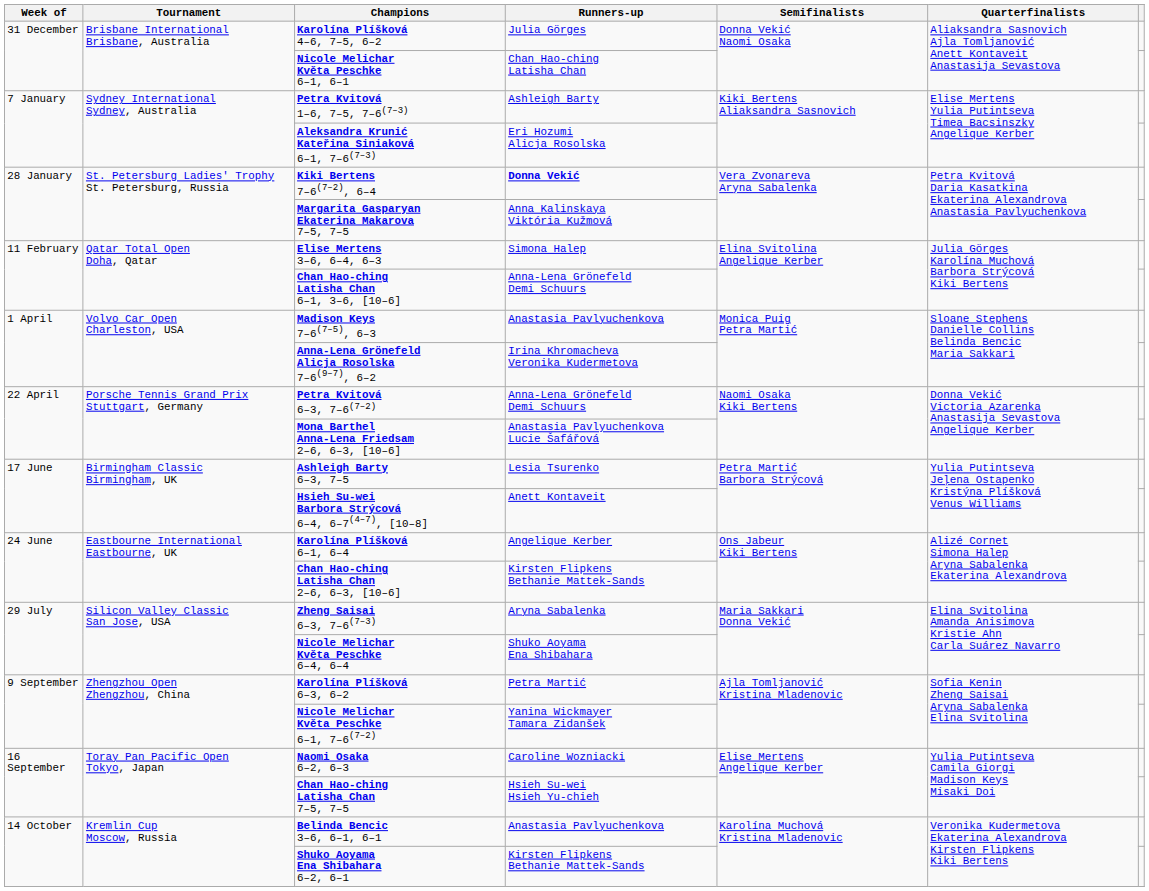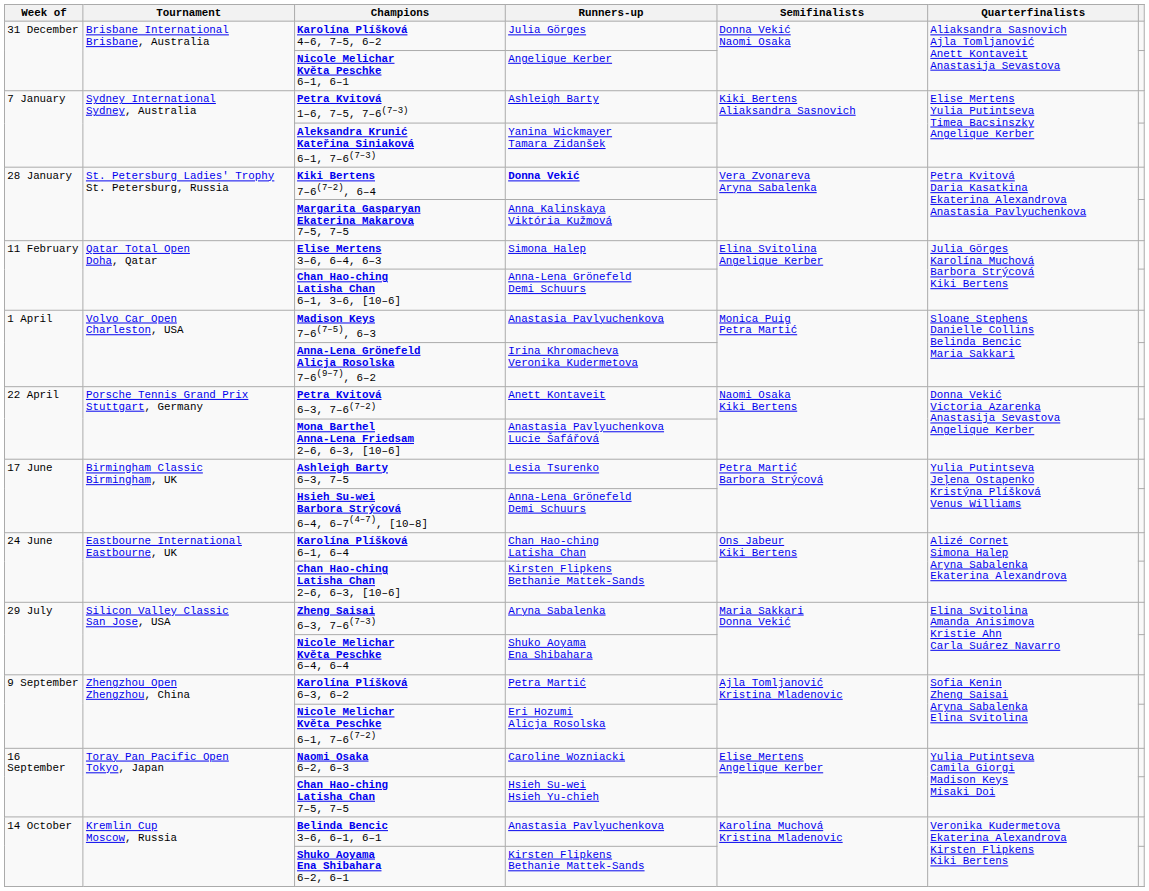(554, 65) Chan Hao-ching Latisha Chan -> (560, 59) Angelique Kerber
(557, 138) Eri Hozumi Alicja Rosolska -> (560, 138) Yanina Wickmayer Tamara Zidanšek
(570, 401) Anna-Lena Grönefeld Demi Schuurs -> (557, 395) Anett Kontaveit
(557, 497) Anett Kontaveit -> (570, 503) Anna-Lena Grönefeld Demi Schuurs
(560, 541) Angelique Kerber -> (554, 547) Chan Hao-ching Latisha Chan
(560, 718) Yanina Wickmayer Tamara Zidanšek -> (557, 718) Eri Hozumi Alicja Rosolska
